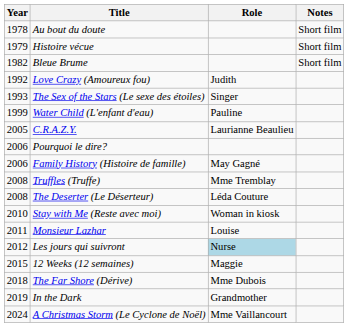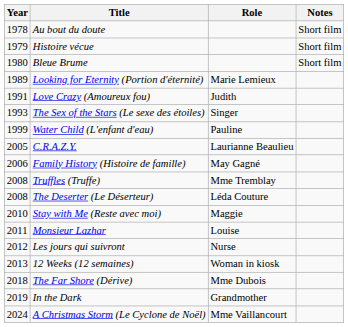(17, 63) 1982 -> (17, 63) 1980
+ row: (118, 79)
(17, 79) 1992 -> (17, 96) 1991
- row: (70, 146)
(245, 213) Woman in kiosk -> (227, 213) Maggie
(223, 247) lightblue background -> (223, 247) no background
(17, 264) 2015 -> (17, 264) 2013
(227, 264) Maggie -> (245, 264) Woman in kiosk
